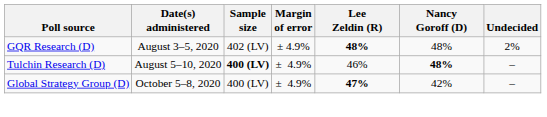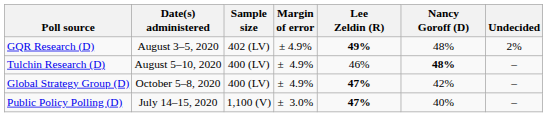(357, 46) 48% -> (359, 46) 49%
(248, 65) bold -> (249, 65) normal
+ row: (65, 102)
